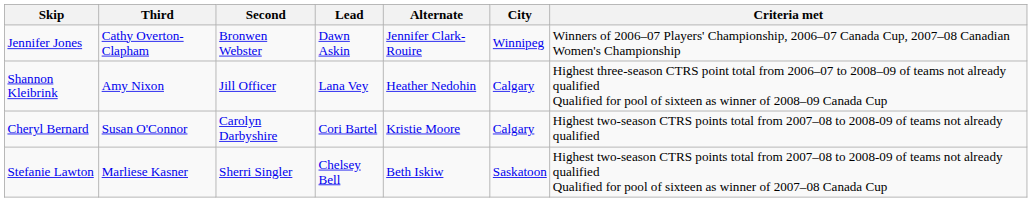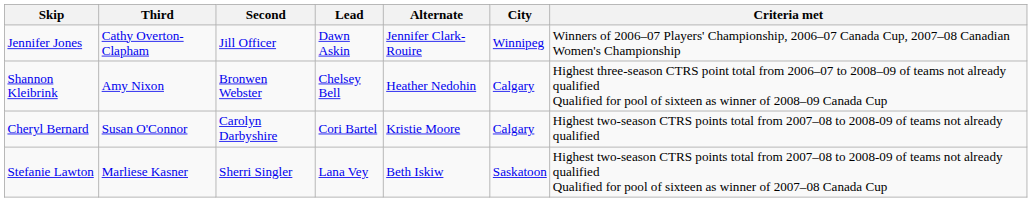(243, 43) Bronwen Webster -> (248, 43) Jill Officer
(248, 86) Jill Officer -> (243, 86) Bronwen Webster
(343, 86) Lana Vey -> (340, 86) Chelsey Bell
(340, 171) Chelsey Bell -> (343, 171) Lana Vey
